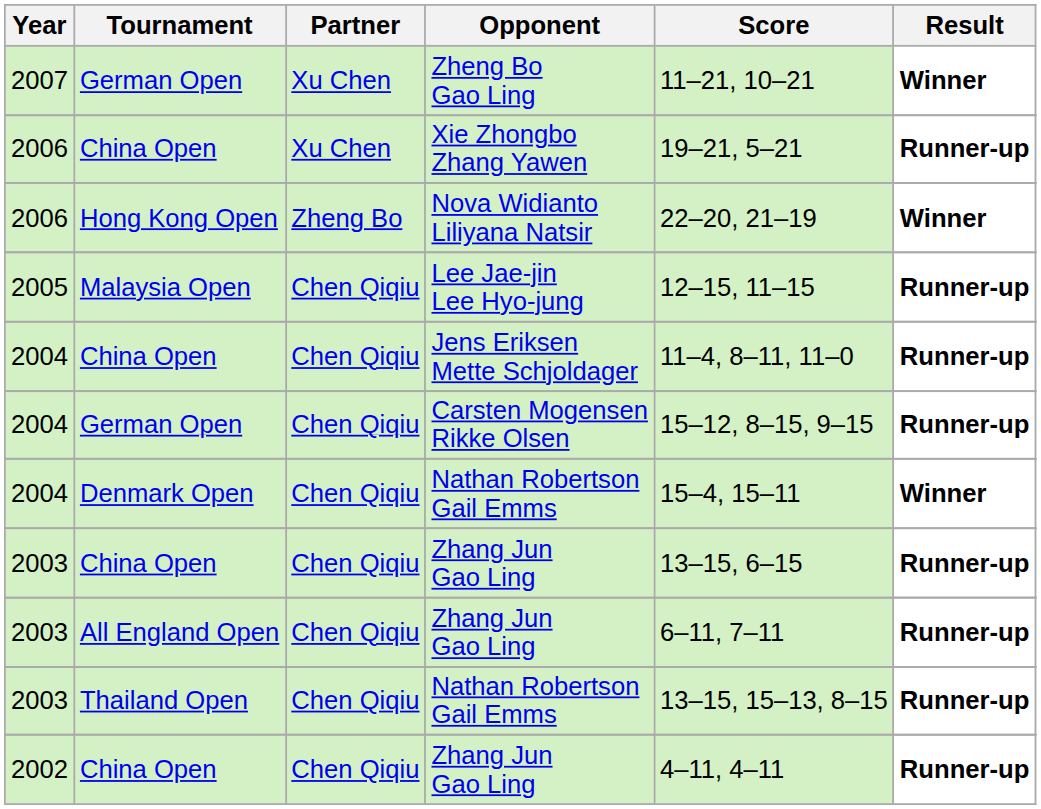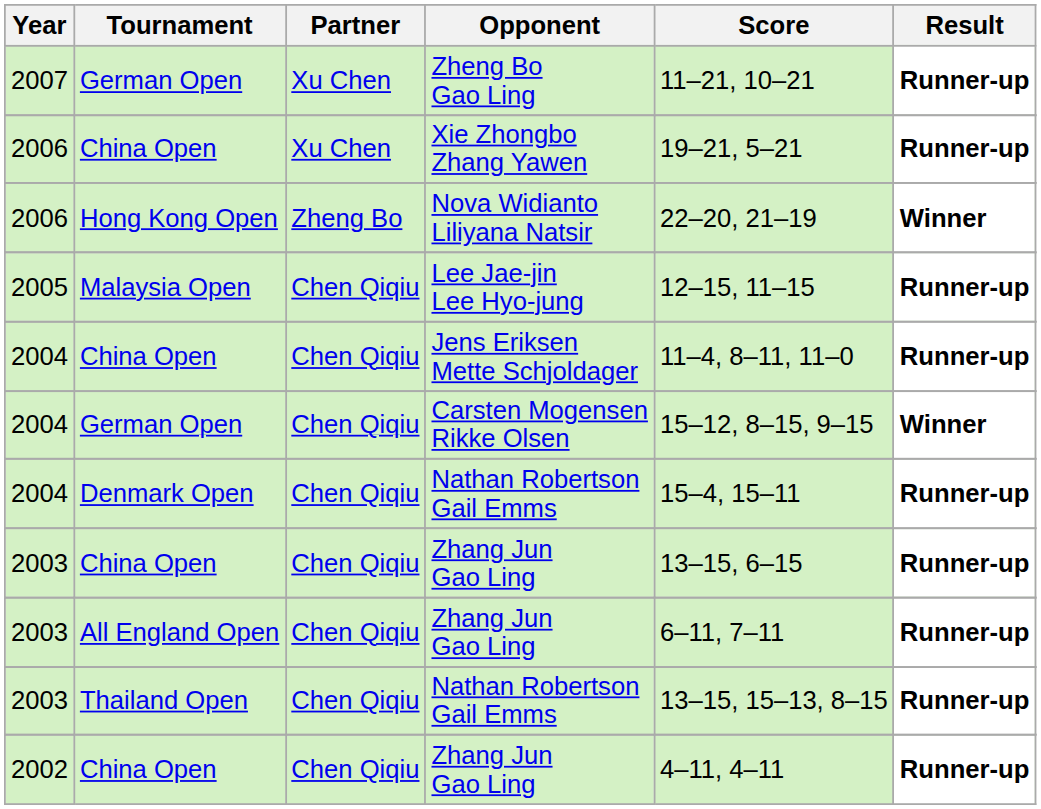(943, 80) Winner -> (965, 80) Runner-up
(965, 425) Runner-up -> (943, 425) Winner
(943, 494) Winner -> (965, 494) Runner-up
